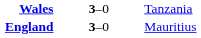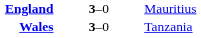rows swapped: (29, 26) <-> (36, 8)
